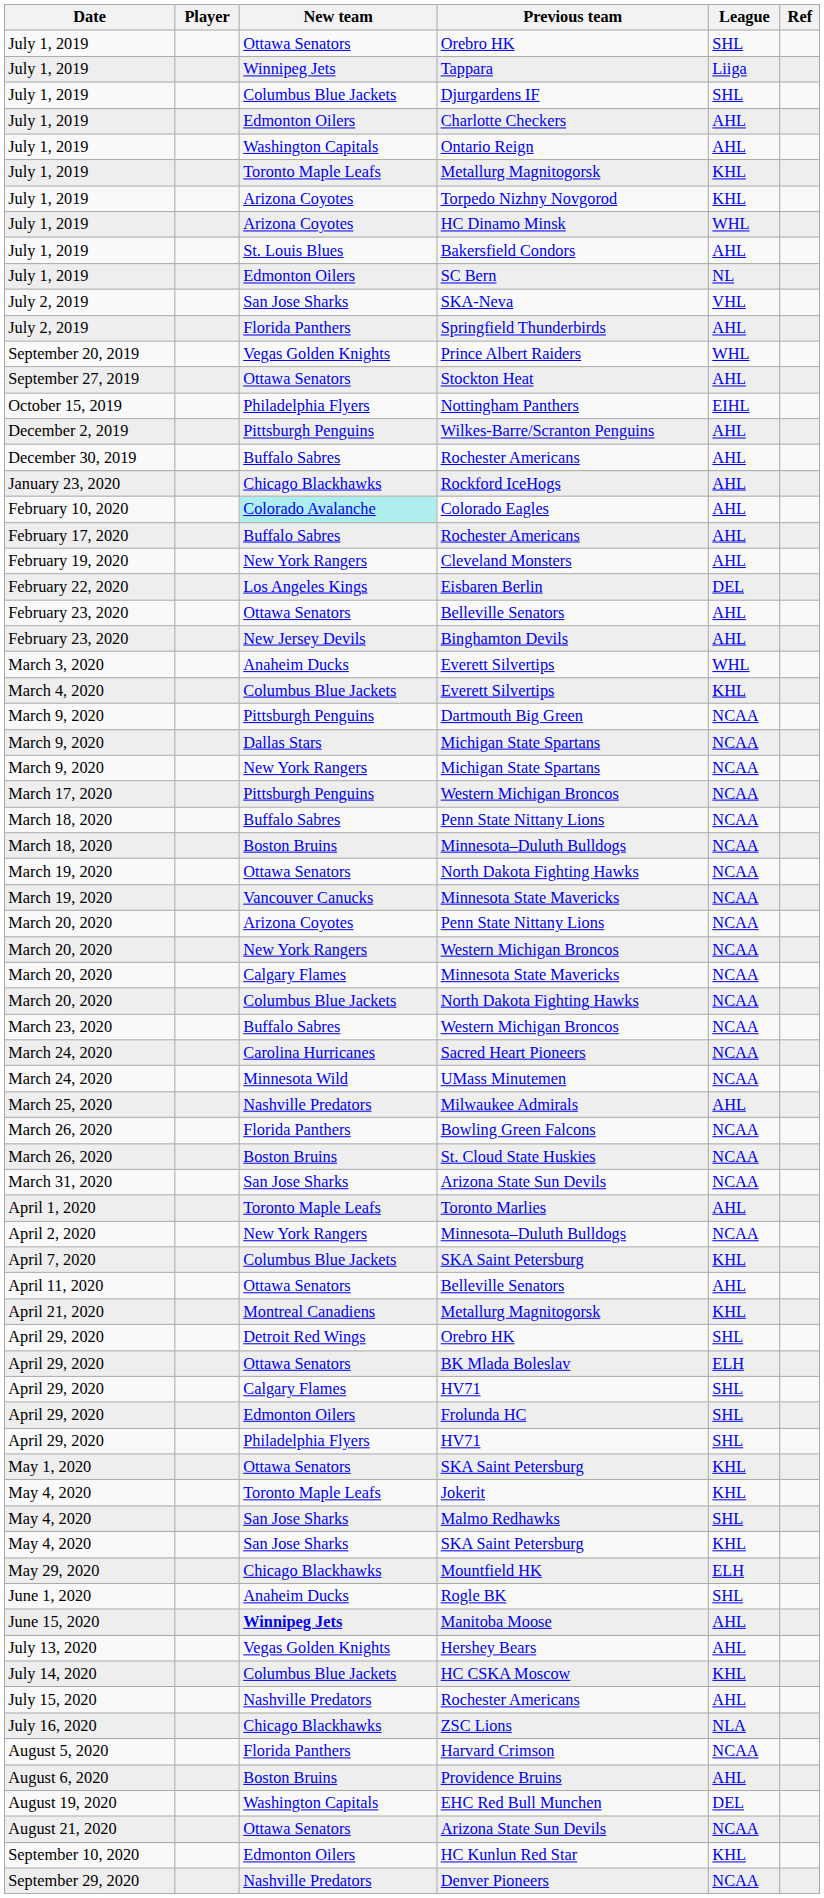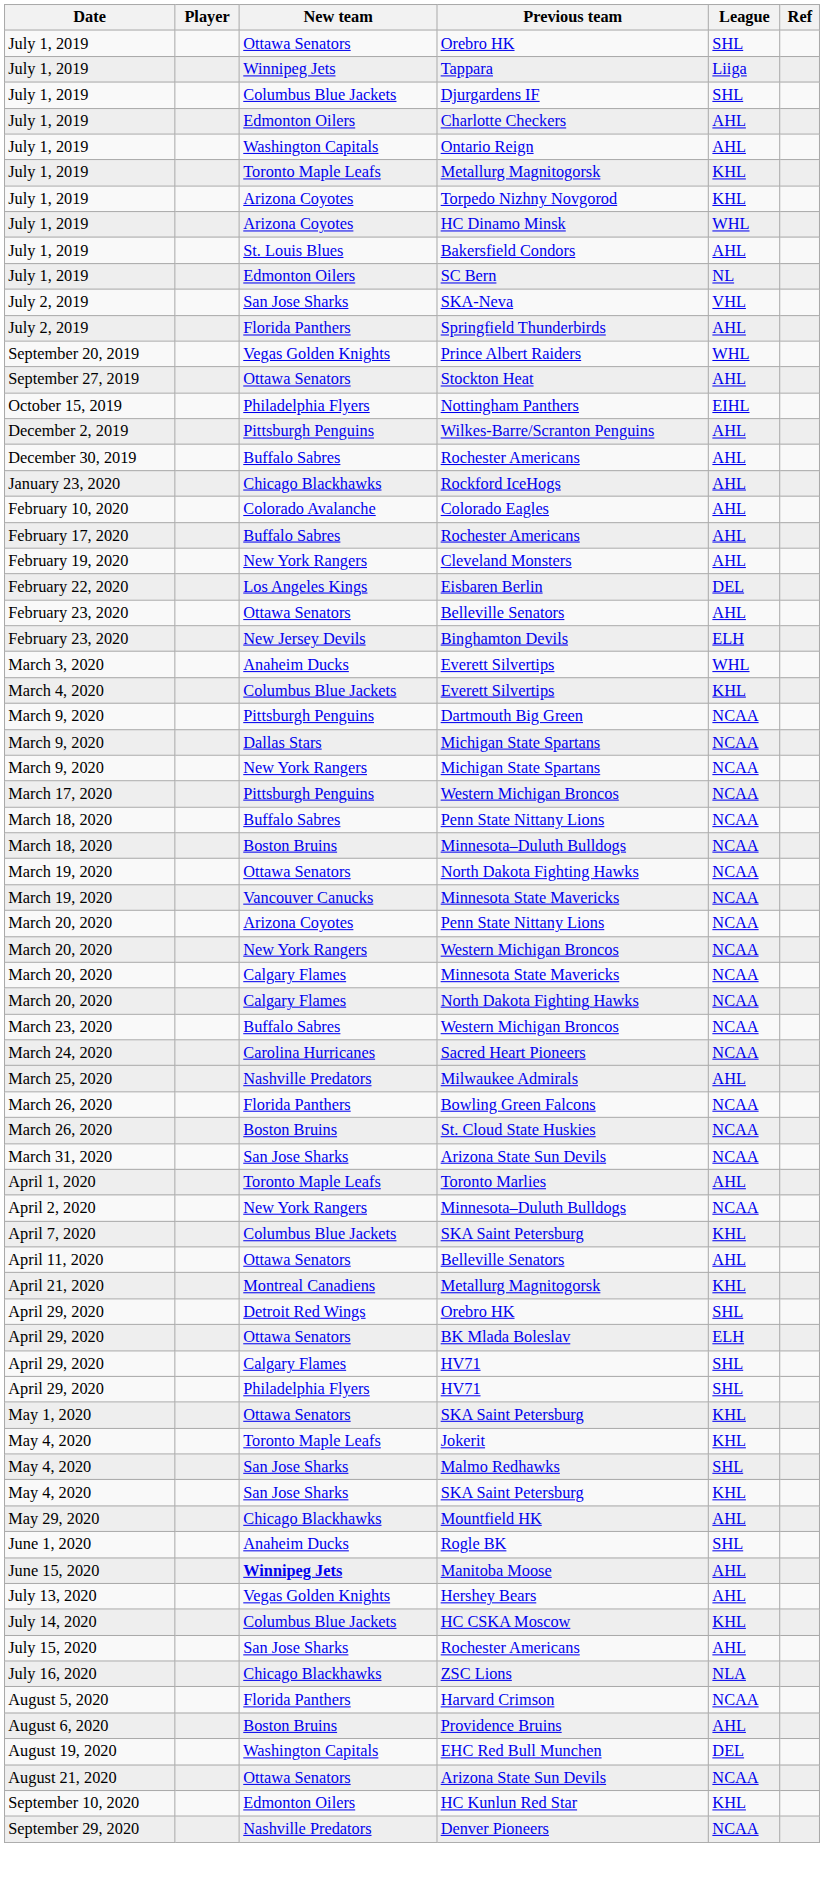(309, 509) paleturquoise background -> (309, 509) no background
(729, 638) AHL -> (728, 638) ELH
(320, 1000) Columbus Blue Jackets -> (295, 1000) Calgary Flames
- row: (60, 1078)
- row: (56, 1415)
(728, 1570) ELH -> (729, 1518) AHL
(307, 1699) Nashville Predators -> (296, 1648) San Jose Sharks
